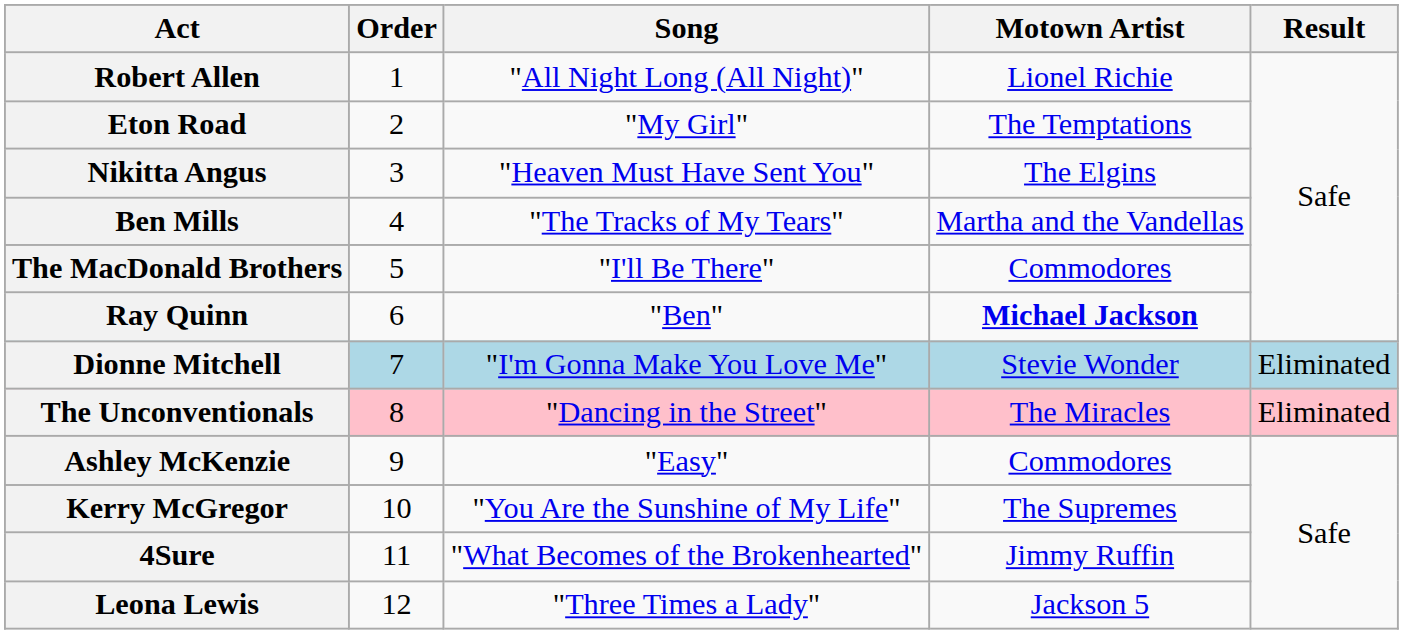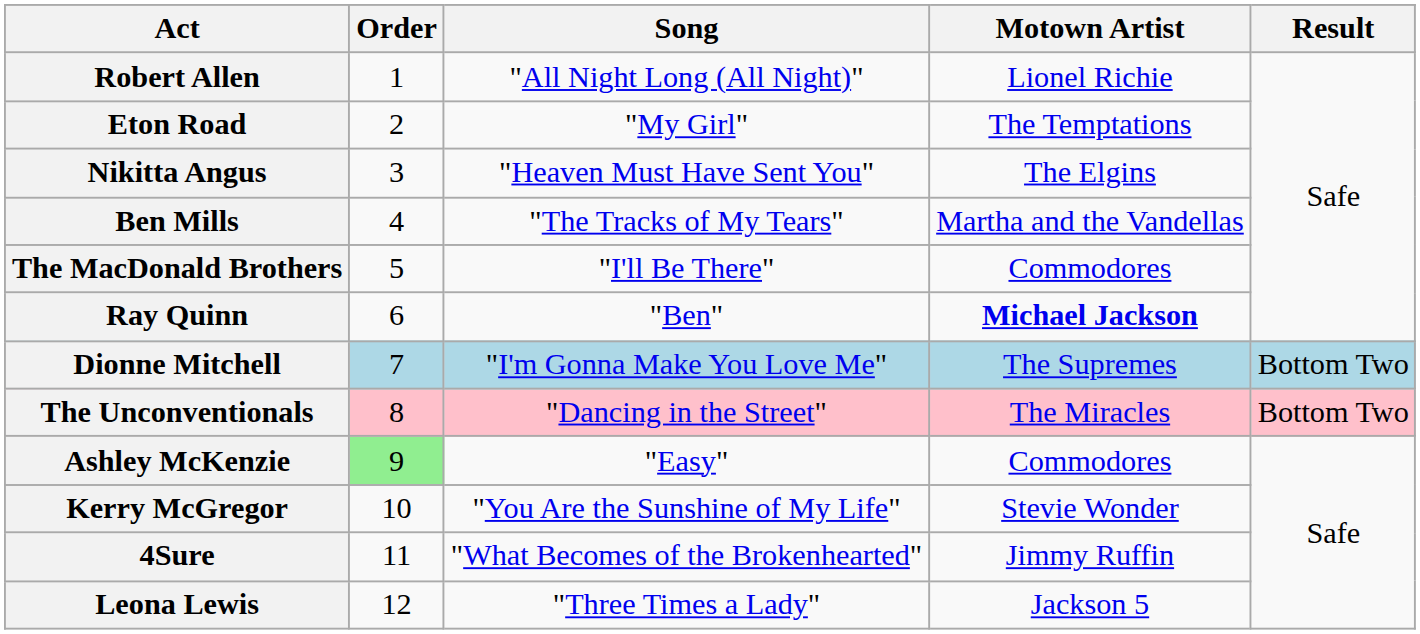(1090, 364) Stevie Wonder -> (1090, 364) The Supremes
(1324, 364) Eliminated -> (1333, 364) Bottom Two
(1324, 412) Eliminated -> (1333, 412) Bottom Two
(397, 460) no background -> (397, 460) lightgreen background
(1090, 508) The Supremes -> (1090, 508) Stevie Wonder
